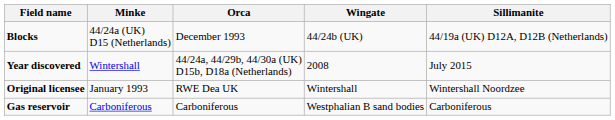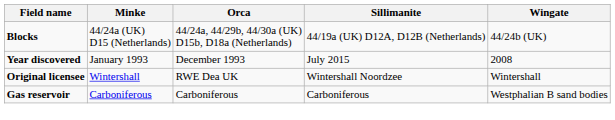columns swapped: (518, 13) <-> (365, 13)
(210, 36) December 1993 -> (239, 36) 44/24a, 44/29b, 44/30a (UK) D15b, D18a (Netherlands)
(115, 65) Wintershall -> (119, 59) January 1993
(239, 65) 44/24a, 44/29b, 44/30a (UK) D15b, D18a (Netherlands) -> (210, 59) December 1993
(119, 89) January 1993 -> (115, 77) Wintershall
